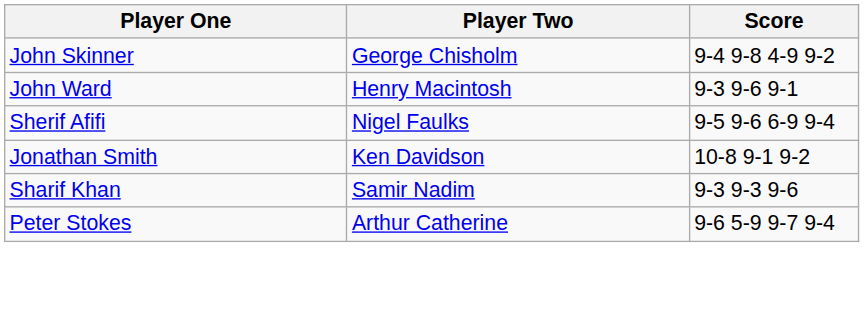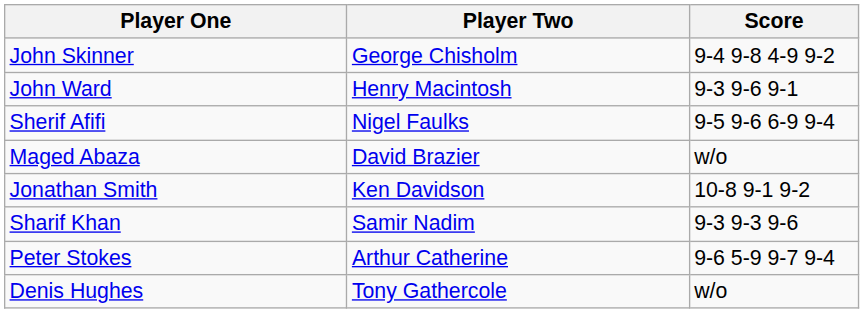+ row: (75, 156)
+ row: (76, 291)
